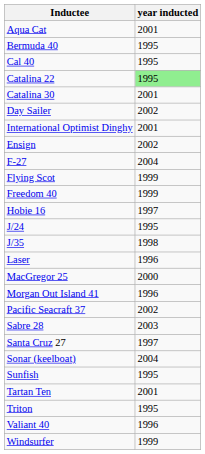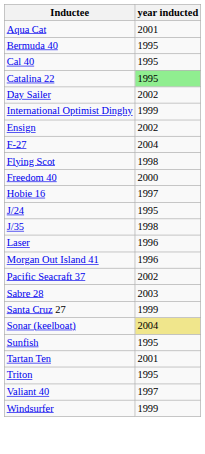- row: (31, 95)
(148, 128) 2001 -> (148, 111) 1999
(148, 177) 1999 -> (148, 161) 1998
(148, 194) 1999 -> (148, 177) 2000
- row: (37, 276)
(148, 342) 1997 -> (148, 309) 1999
(148, 359) no background -> (148, 326) khaki background
(148, 425) 1996 -> (148, 392) 1997
